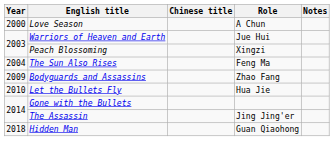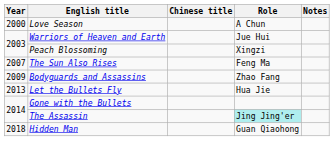(16, 63) 2004 -> (16, 63) 2007
(16, 90) 2010 -> (16, 90) 2013
(265, 116) no background -> (265, 116) paleturquoise background
